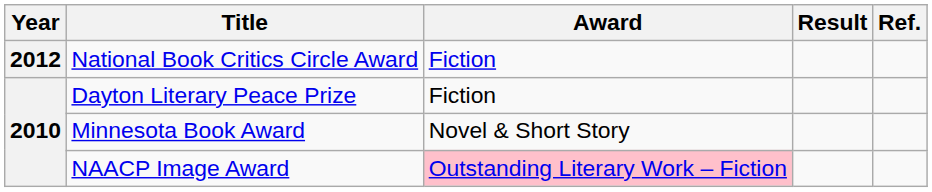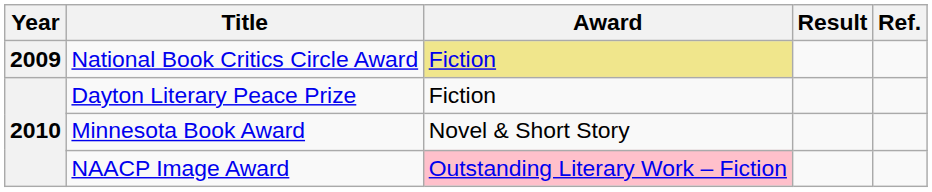(35, 58) 2012 -> (35, 58) 2009
(462, 58) no background -> (462, 58) khaki background
